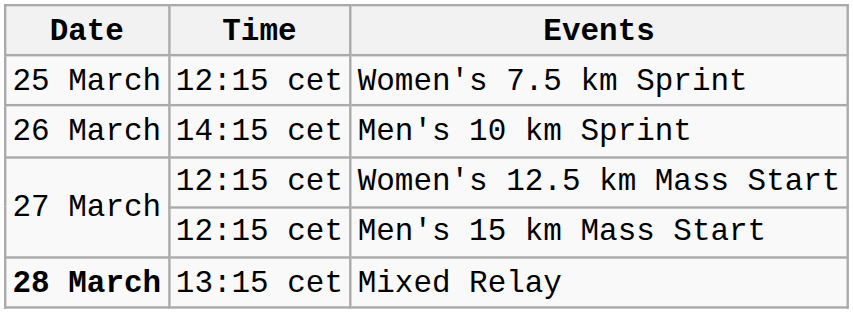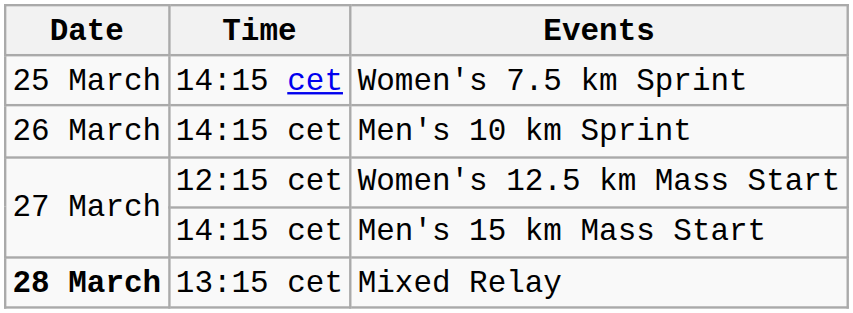(259, 81) 12:15 cet -> (259, 81) 14:15 cet
(259, 232) 12:15 cet -> (259, 232) 14:15 cet
